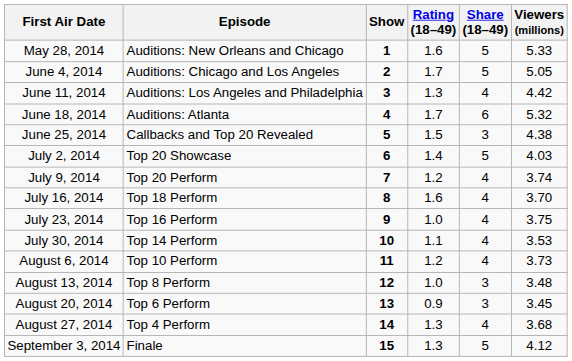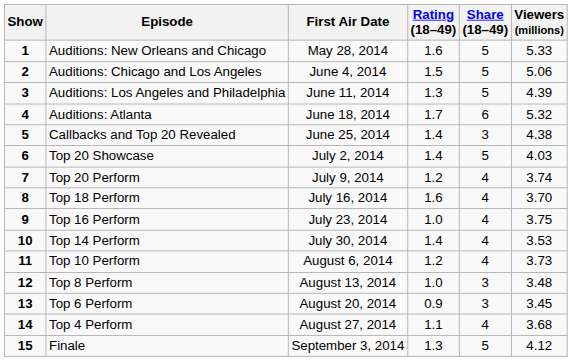columns swapped: (387, 22) <-> (64, 22)
(433, 72) 1.7 -> (433, 72) 1.5
(539, 72) 5.05 -> (539, 72) 5.06
(485, 93) 4 -> (485, 93) 5
(539, 93) 4.42 -> (539, 93) 4.39
(433, 135) 1.5 -> (433, 135) 1.4
(433, 240) 1.1 -> (433, 240) 1.4
(433, 324) 1.3 -> (433, 324) 1.1
